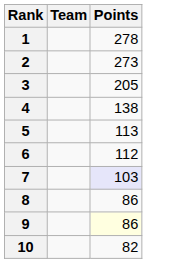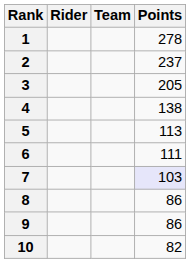+ column: (69, 16)
(126, 62) 273 -> (170, 62) 237
(127, 154) 112 -> (171, 154) 111
(130, 223) lightyellow background -> (174, 223) no background
